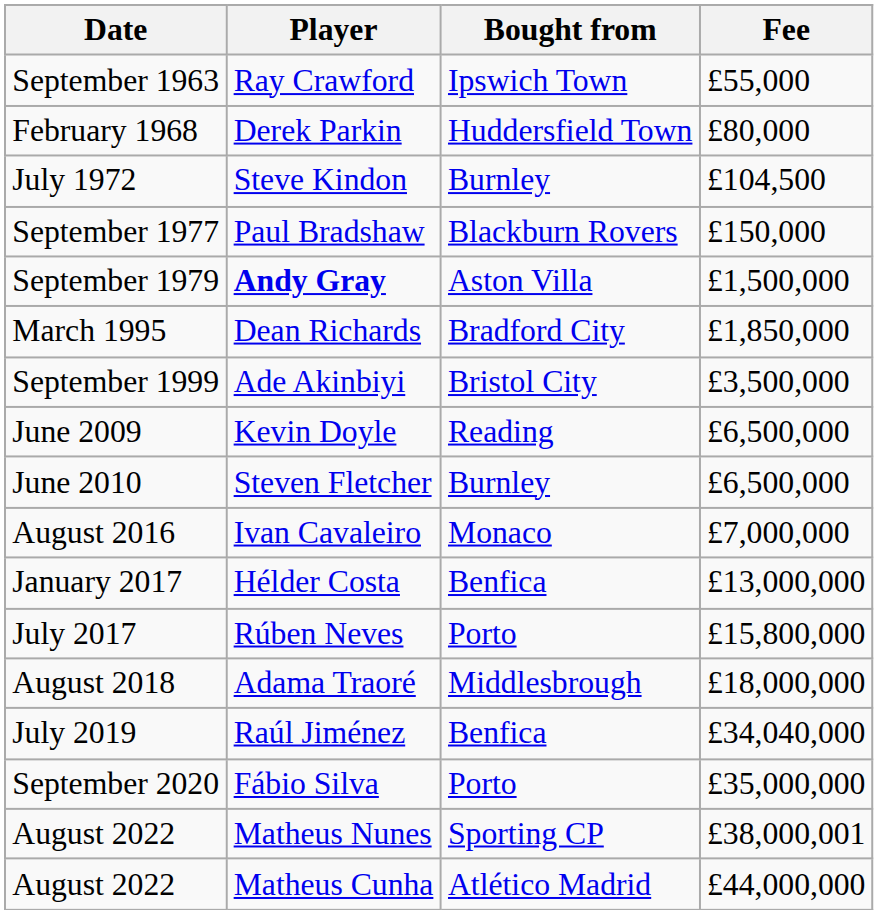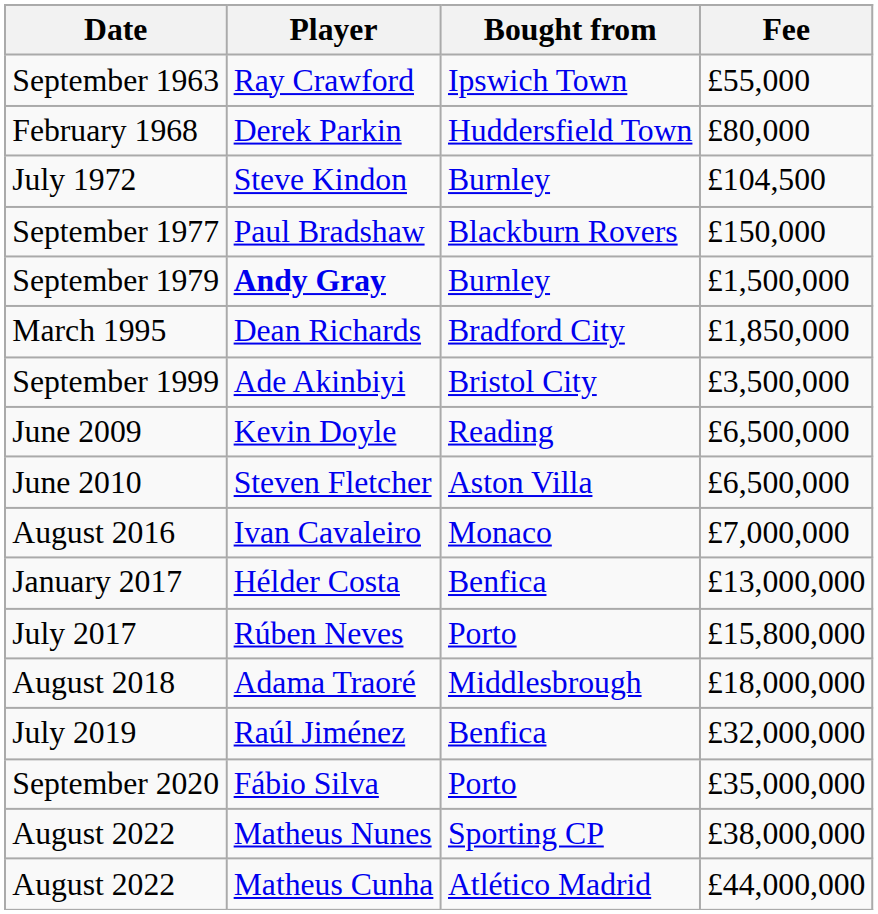(520, 280) Aston Villa -> (499, 280) Burnley
(499, 481) Burnley -> (520, 481) Aston Villa
(786, 733) £34,040,000 -> (786, 733) £32,000,000
(786, 833) £38,000,001 -> (786, 833) £38,000,000
